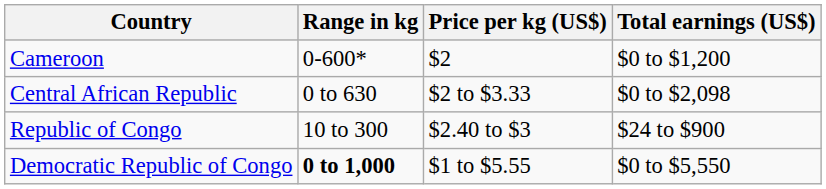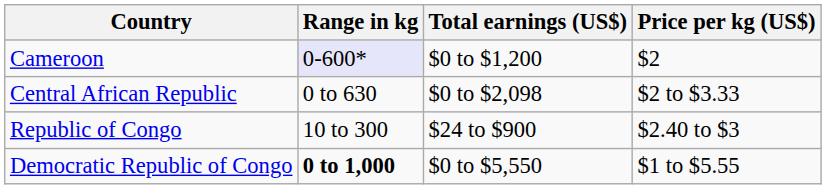columns swapped: (518, 22) <-> (716, 22)
(335, 58) no background -> (335, 58) lavender background
